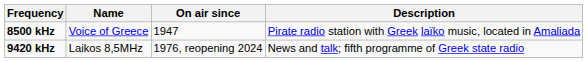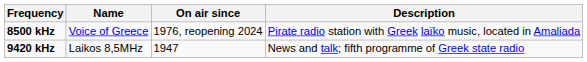(166, 31) 1947 -> (208, 31) 1976, reopening 2024
(208, 48) 1976, reopening 2024 -> (166, 48) 1947
